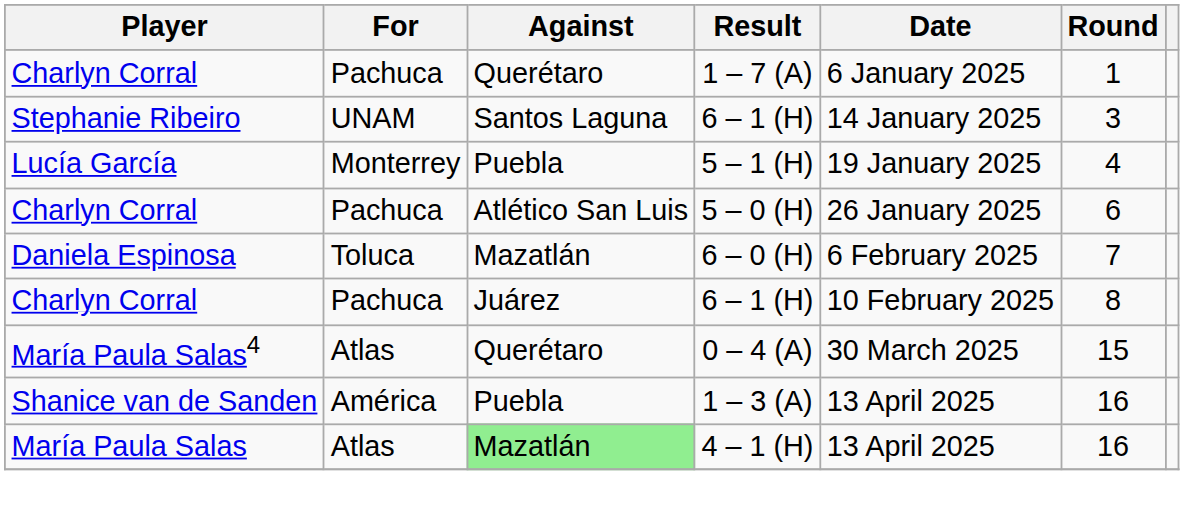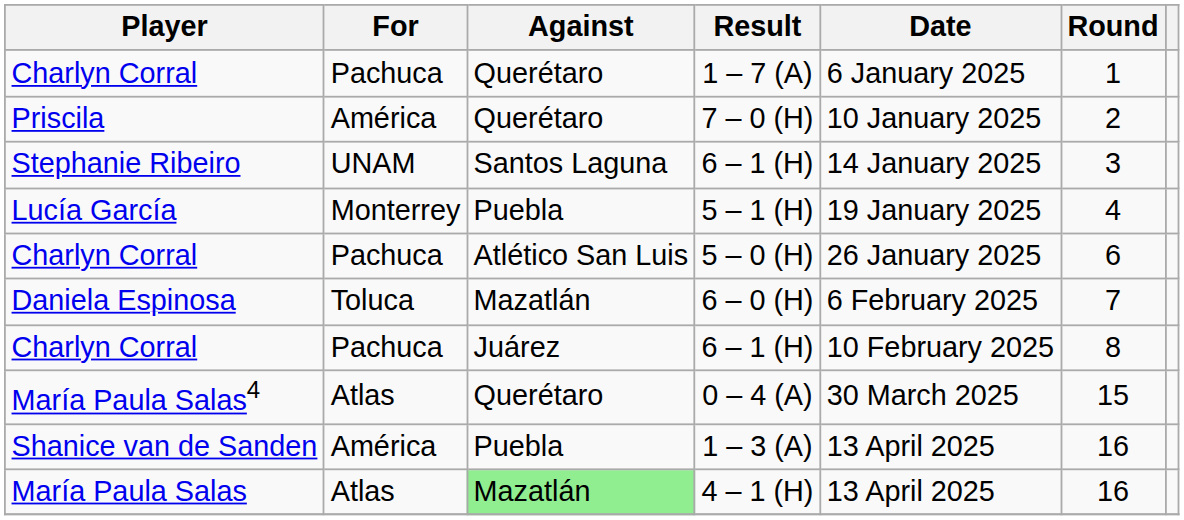+ row: (58, 118)
